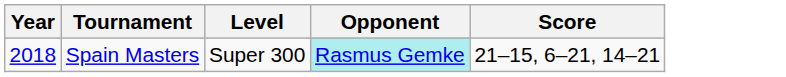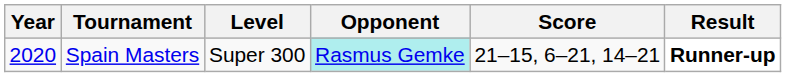+ column: (723, 22)
(33, 55) 2018 -> (33, 55) 2020
